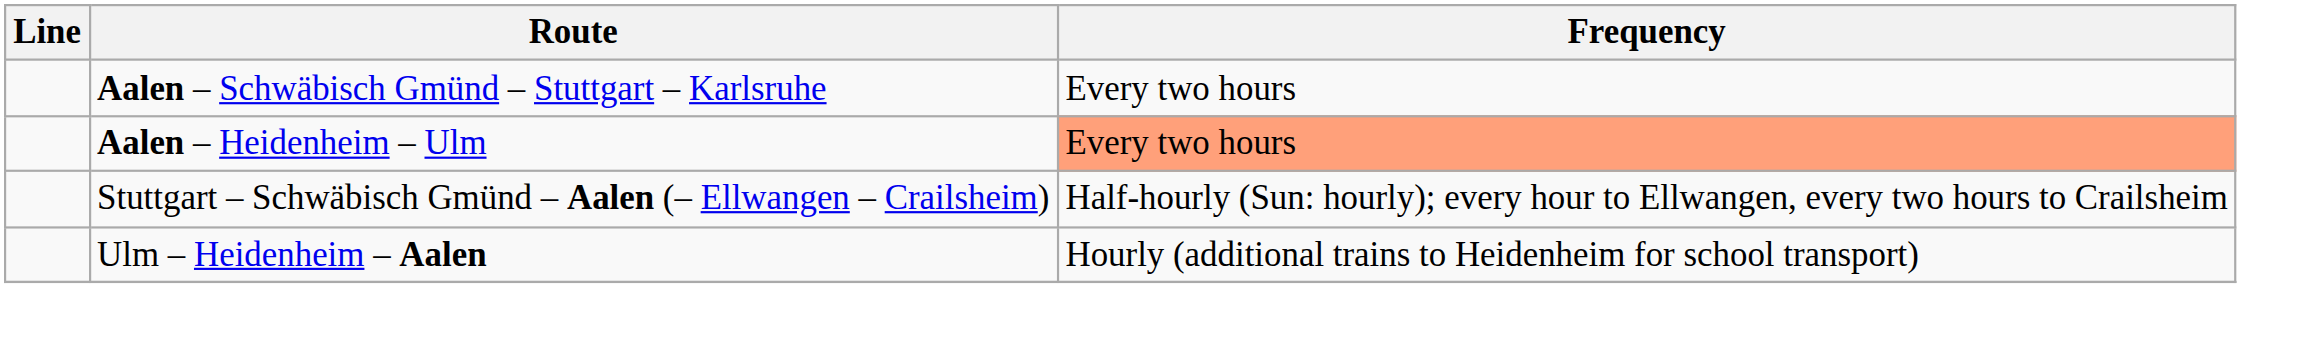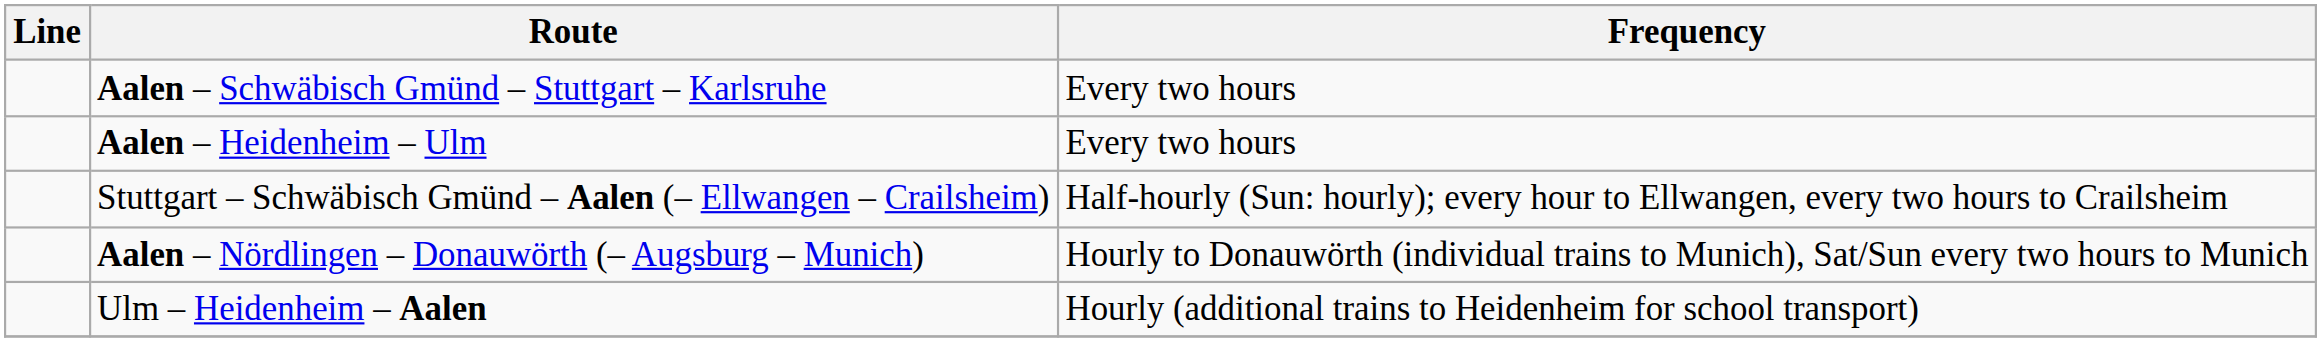(1181, 142) lightsalmon background -> (1181, 142) no background
+ row: (510, 253)
